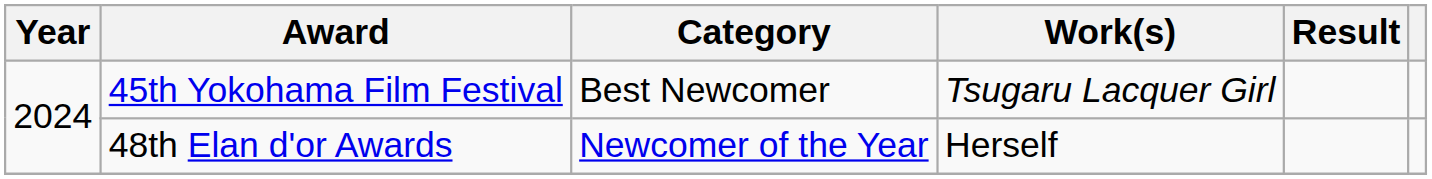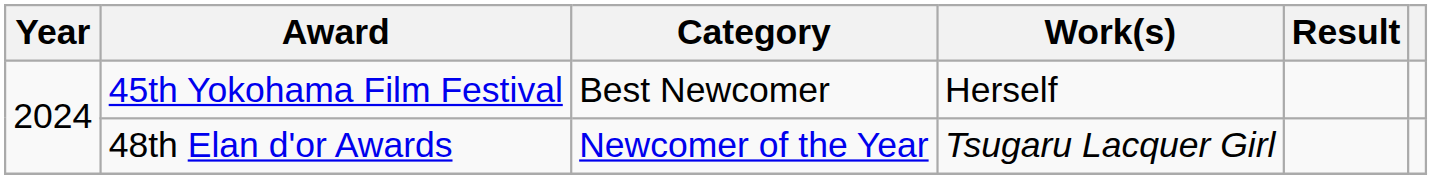(1110, 88) Tsugaru Lacquer Girl -> (1001, 88) Herself
(1001, 145) Herself -> (1110, 145) Tsugaru Lacquer Girl
